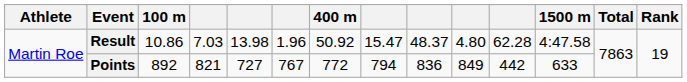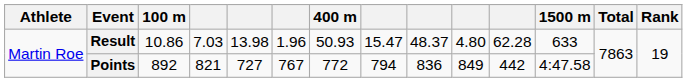(335, 41) 50.92 -> (335, 41) 50.93
(565, 41) 4:47.58 -> (565, 41) 633
(565, 66) 633 -> (565, 66) 4:47.58
